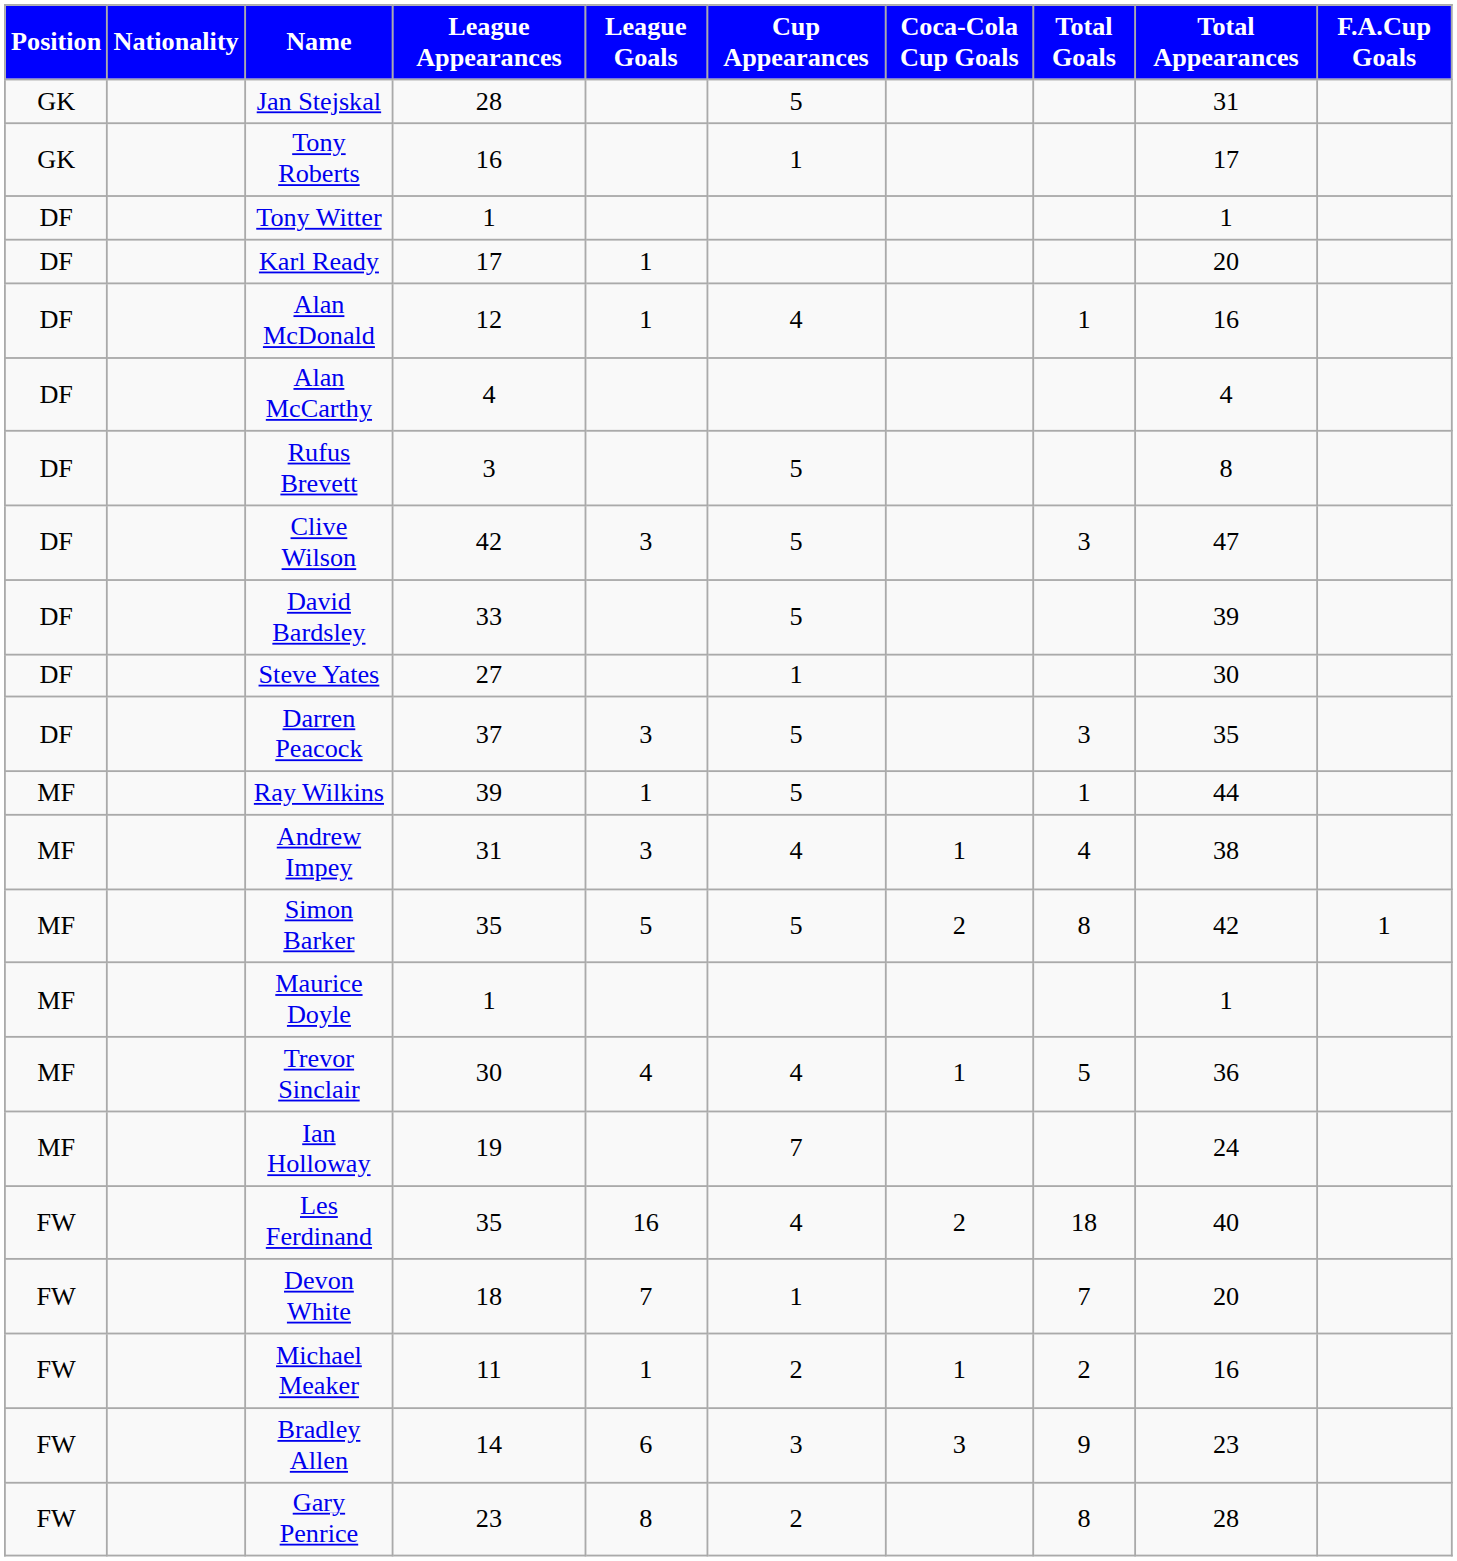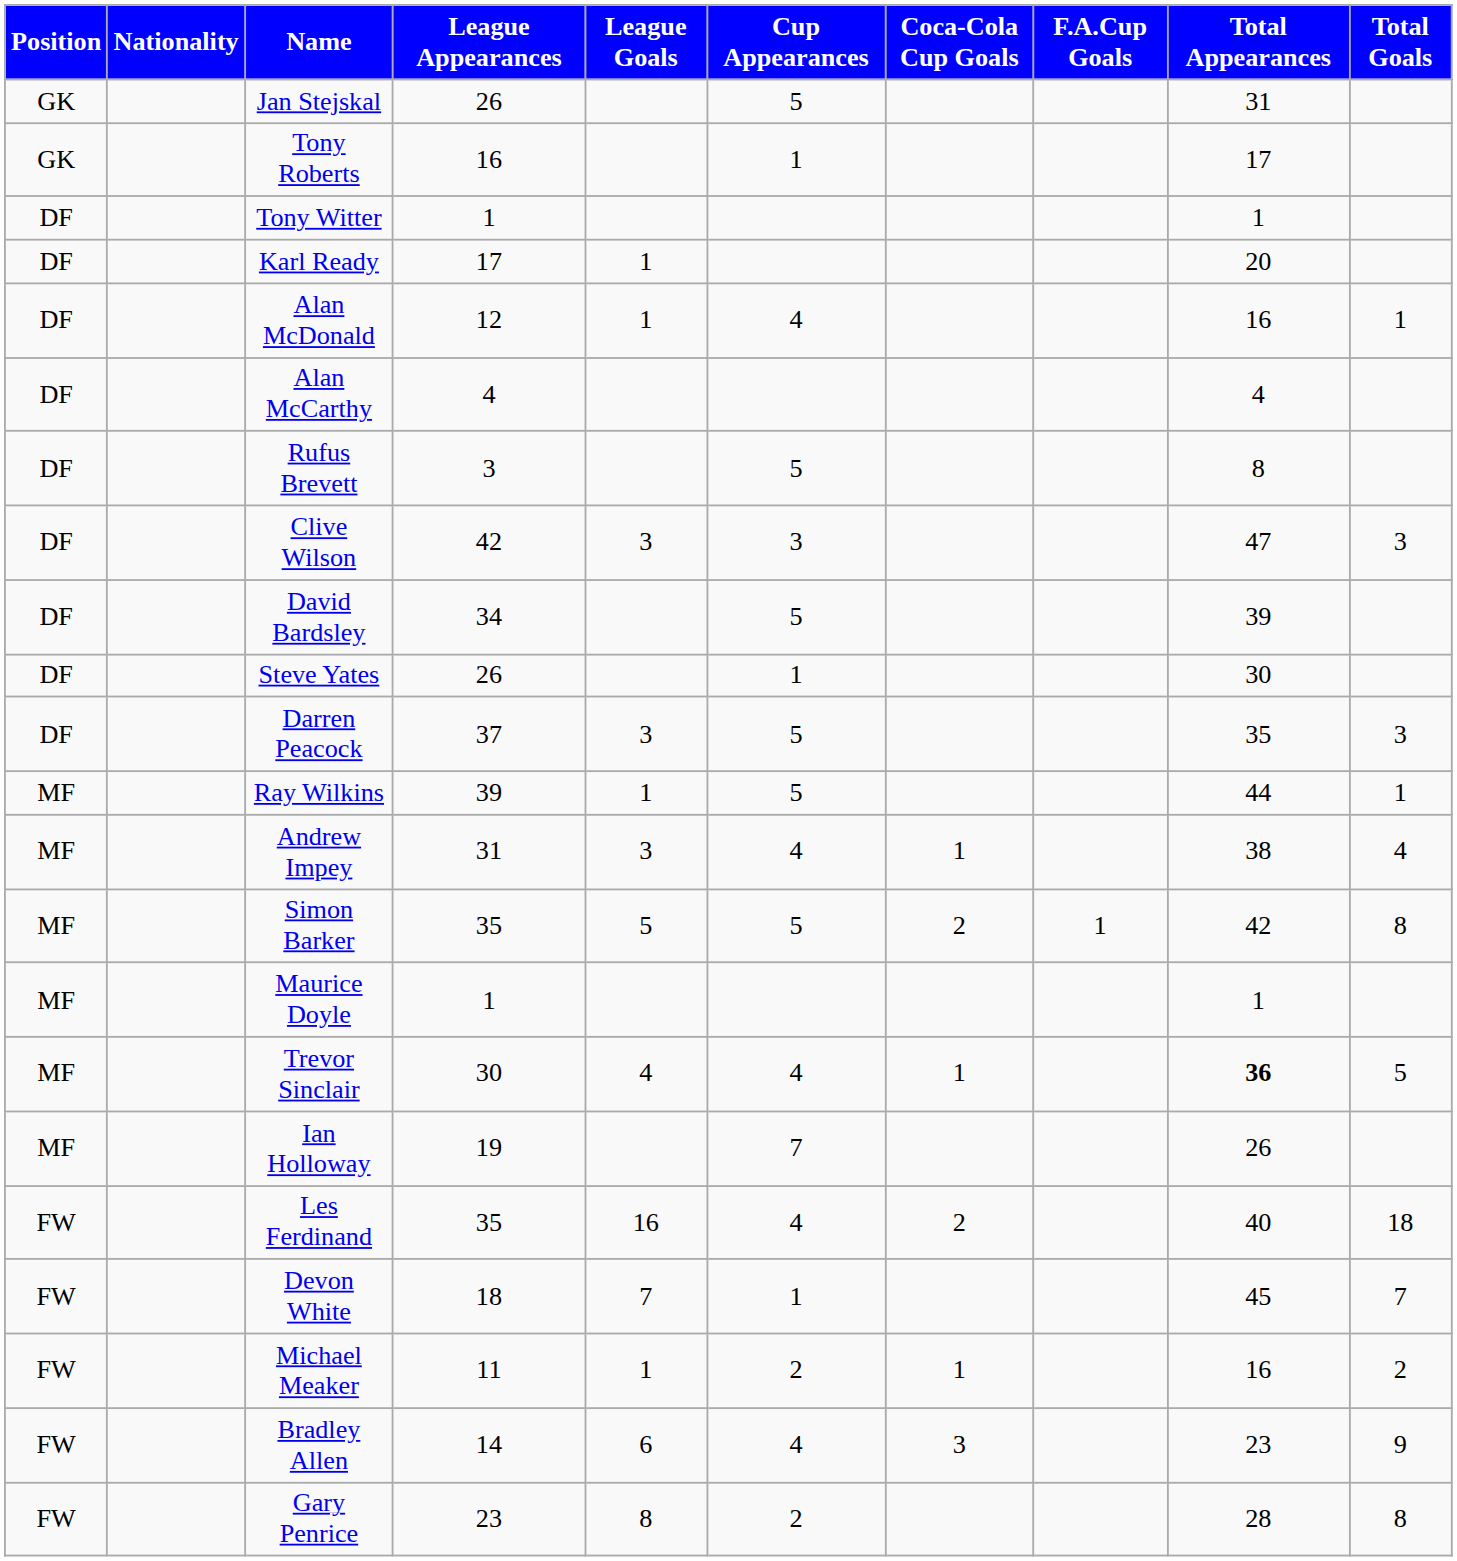columns swapped: (1384, 41) <-> (1084, 41)
(489, 100) 28 -> (489, 100) 26
(796, 542) 5 -> (796, 542) 3
(489, 616) 33 -> (489, 616) 34
(489, 675) 27 -> (489, 675) 26
(1226, 1073) normal -> (1258, 1073) bold
(1226, 1148) 24 -> (1258, 1148) 26
(1226, 1296) 20 -> (1258, 1296) 45
(796, 1444) 3 -> (796, 1444) 4
